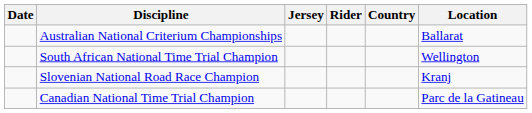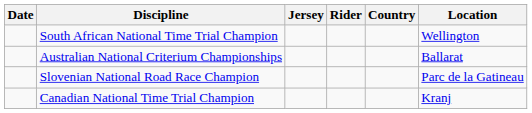rows swapped: (161, 35) <-> (159, 56)
(436, 77) Kranj -> (473, 77) Parc de la Gatineau
(473, 98) Parc de la Gatineau -> (436, 98) Kranj
